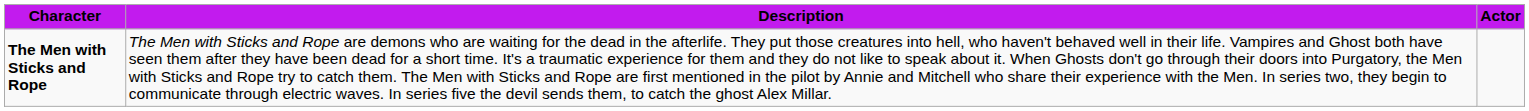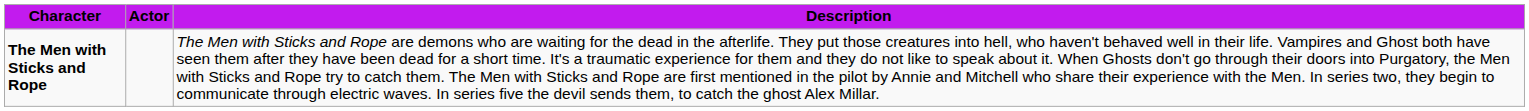columns swapped: (1501, 16) <-> (801, 16)
